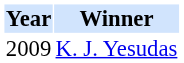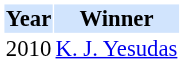(29, 48) 2009 -> (29, 48) 2010
